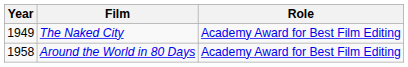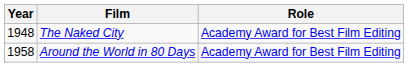(21, 33) 1949 -> (21, 33) 1948
